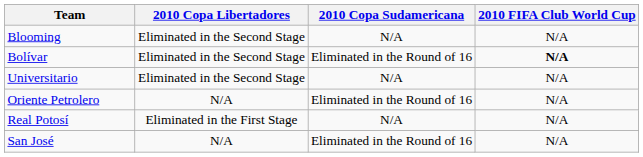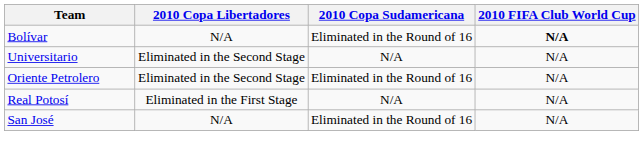- row: (34, 36)
(221, 57) Eliminated in the Second Stage -> (221, 36) N/A
(221, 99) N/A -> (221, 78) Eliminated in the Second Stage
